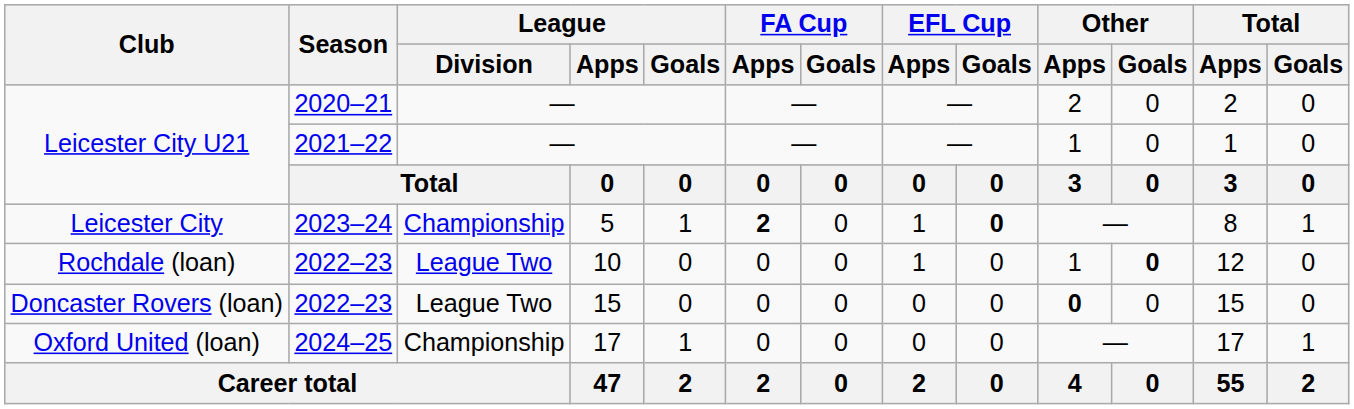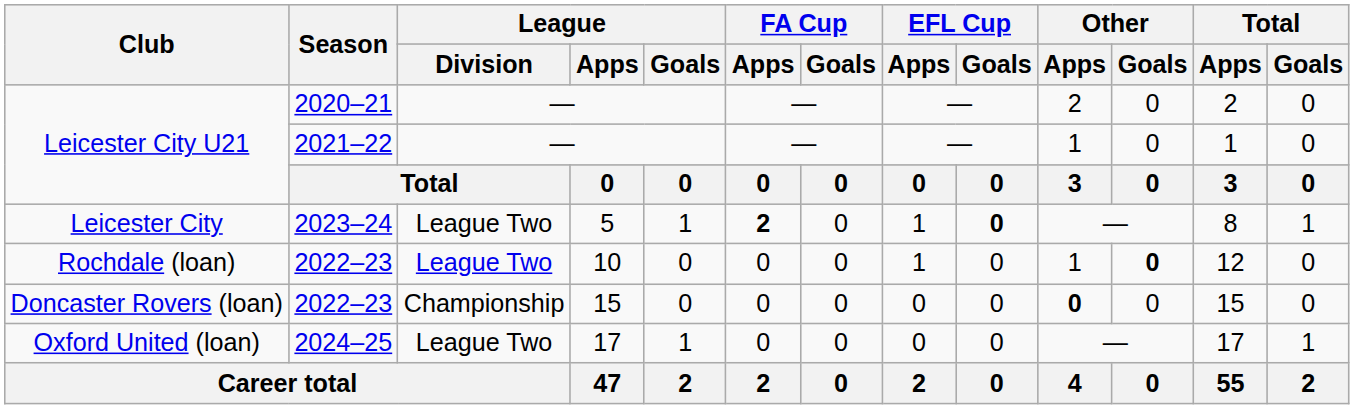(484, 223) Championship -> (484, 223) League Two
(484, 303) League Two -> (484, 303) Championship
(484, 343) Championship -> (484, 343) League Two
